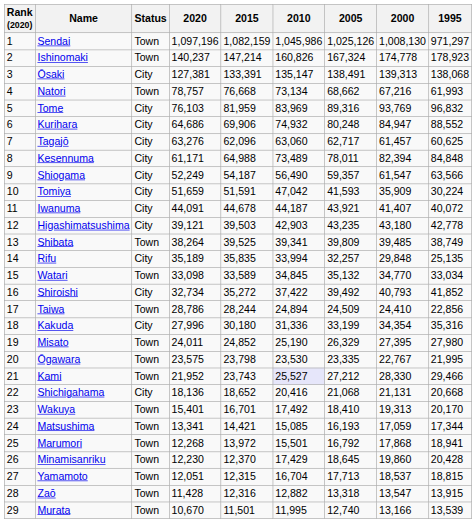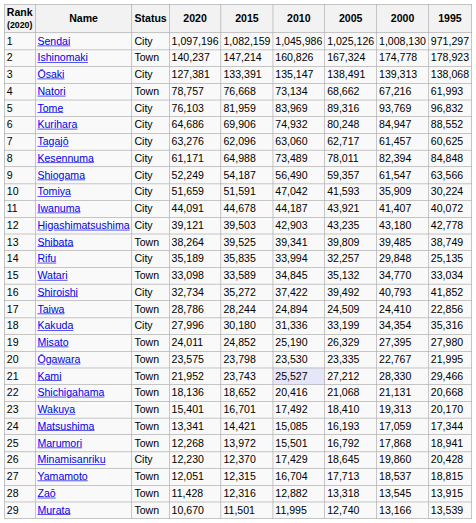(147, 41) Town -> (144, 41) City
(144, 393) City -> (147, 393) Town
(147, 460) Town -> (144, 460) City
(395, 493) 13,547 -> (395, 493) 13,545
